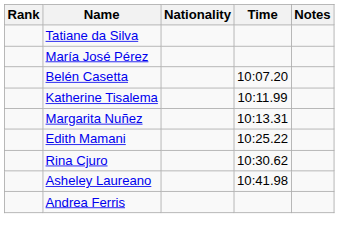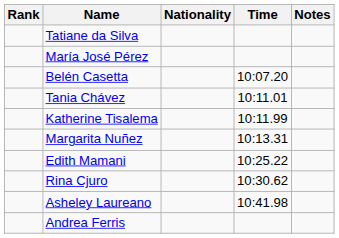+ row: (85, 98)
